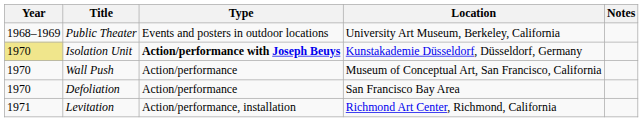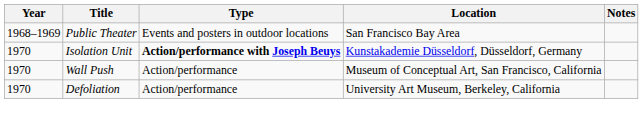(453, 32) University Art Museum, Berkeley, California -> (403, 32) San Francisco Bay Area
(19, 51) khaki background -> (19, 51) no background
(403, 88) San Francisco Bay Area -> (453, 88) University Art Museum, Berkeley, California
- row: (90, 107)
